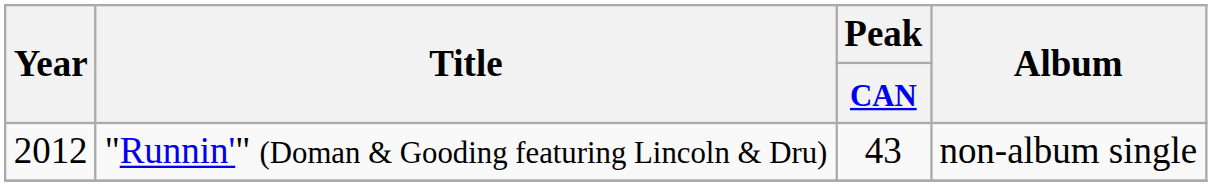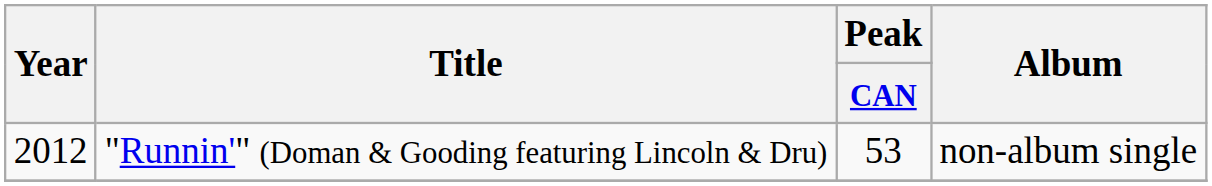(883, 151) 43 -> (883, 151) 53
